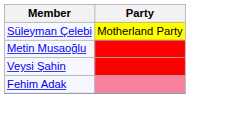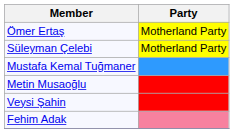+ row: (36, 31)
+ row: (71, 67)
